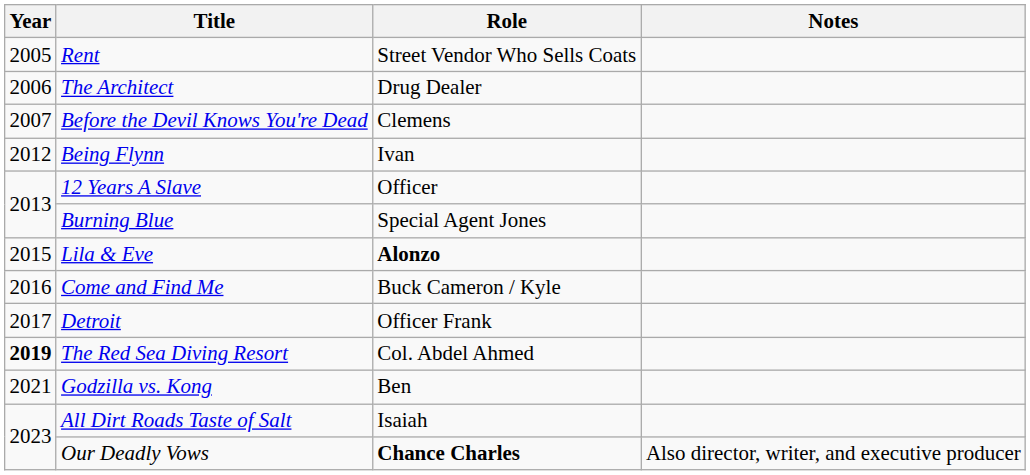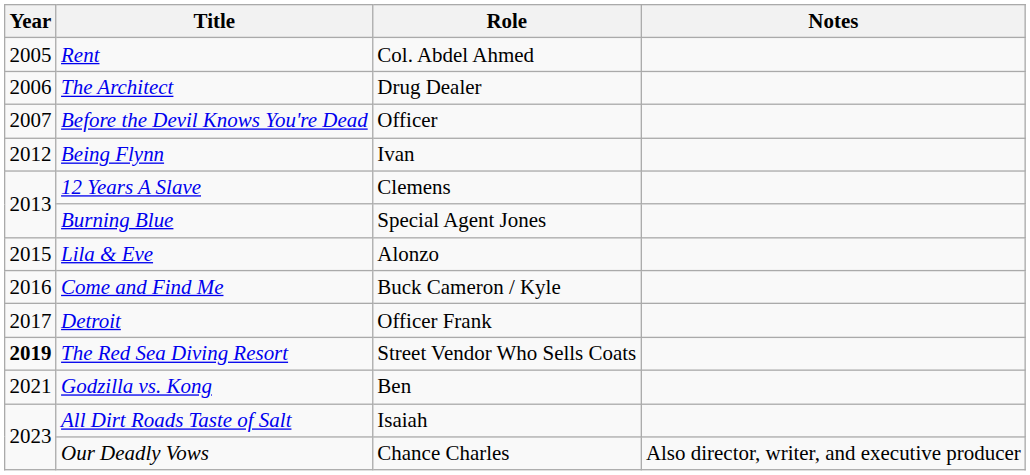(507, 54) Street Vendor Who Sells Coats -> (456, 54) Col. Abdel Ahmed
(414, 120) Clemens -> (407, 120) Officer
(407, 187) Officer -> (414, 187) Clemens
(409, 253) bold -> (408, 253) normal
(456, 353) Col. Abdel Ahmed -> (507, 353) Street Vendor Who Sells Coats
(449, 453) bold -> (443, 453) normal
